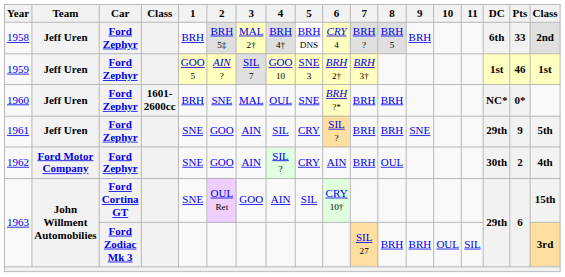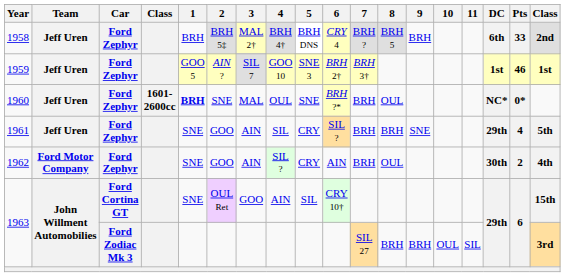(193, 100) normal -> (193, 100) bold
(392, 100) BRH -> (392, 100) OUL
(520, 131) 9 -> (520, 131) 4
